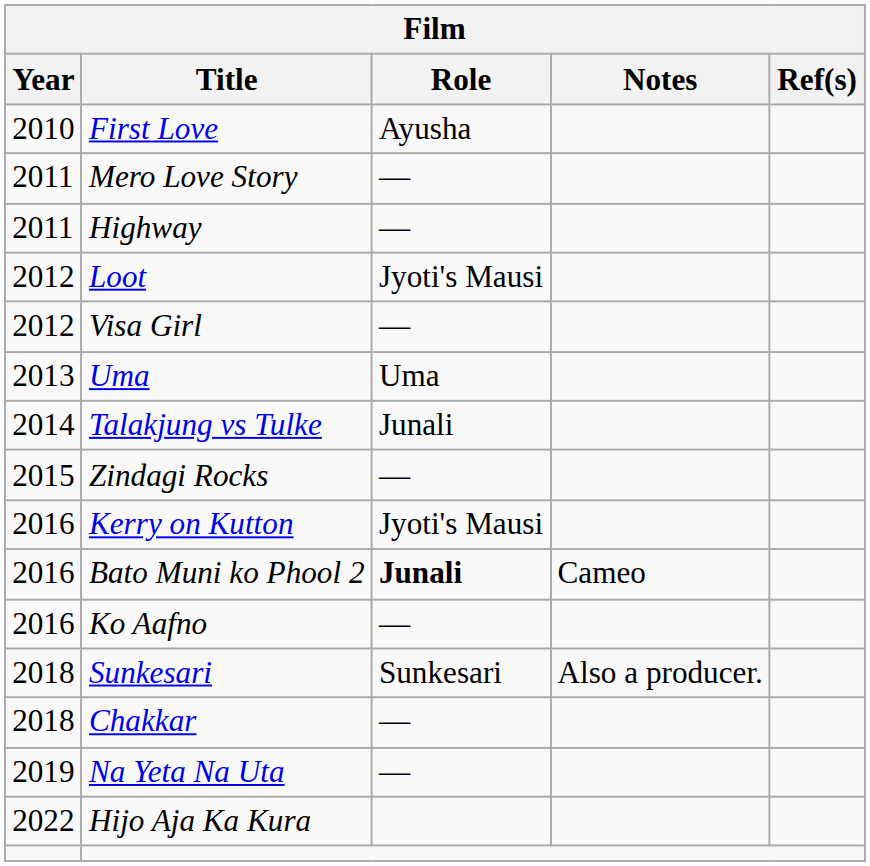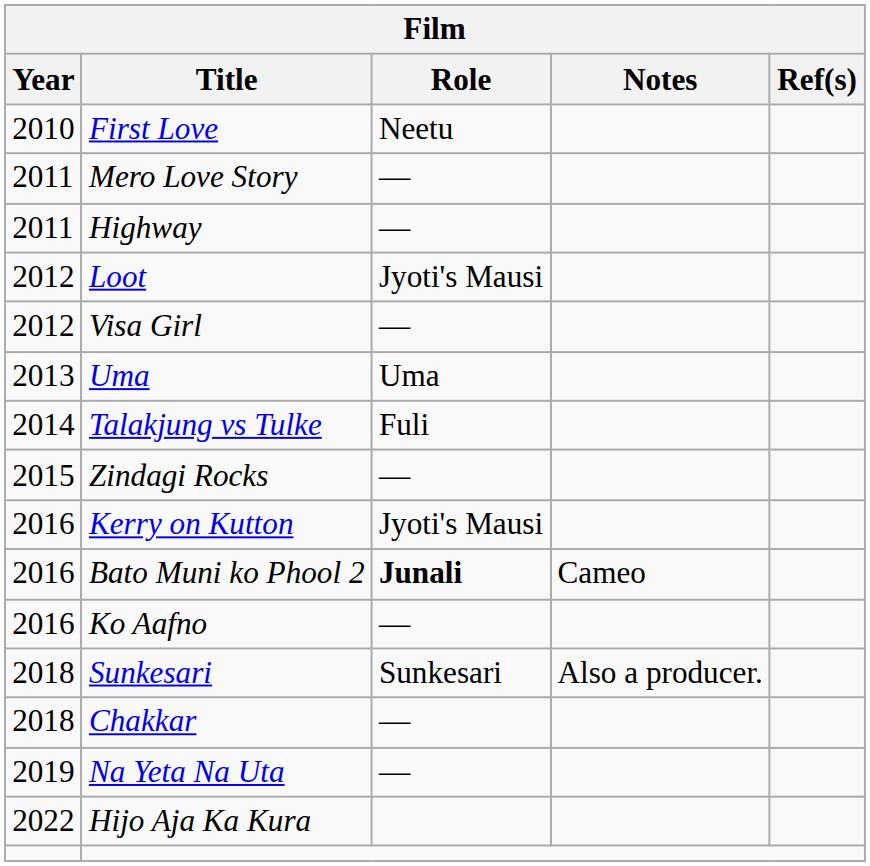(425, 128) Ayusha -> (416, 128) Neetu
(416, 425) Junali -> (404, 425) Fuli
